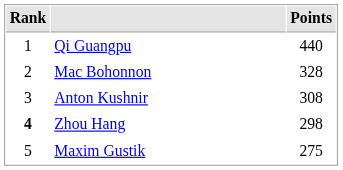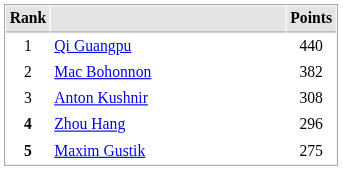(311, 72) 328 -> (311, 72) 382
(311, 124) 298 -> (311, 124) 296
(28, 150) normal -> (28, 150) bold
